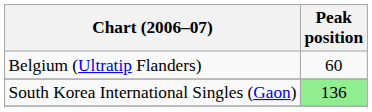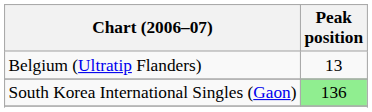(334, 65) 60 -> (334, 65) 13
